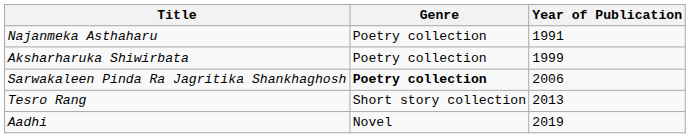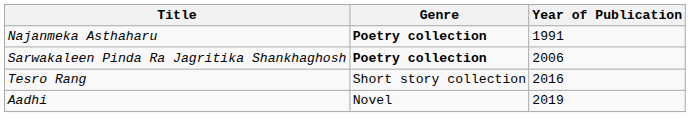(420, 37) normal -> (420, 37) bold
- row: (98, 58)
(548, 101) 2013 -> (548, 79) 2016
